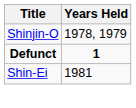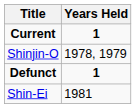+ row: (33, 34)
